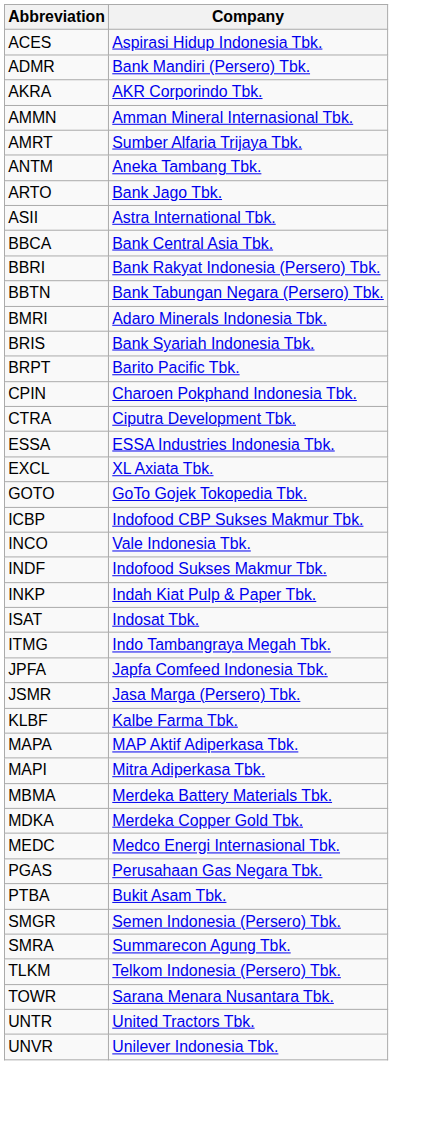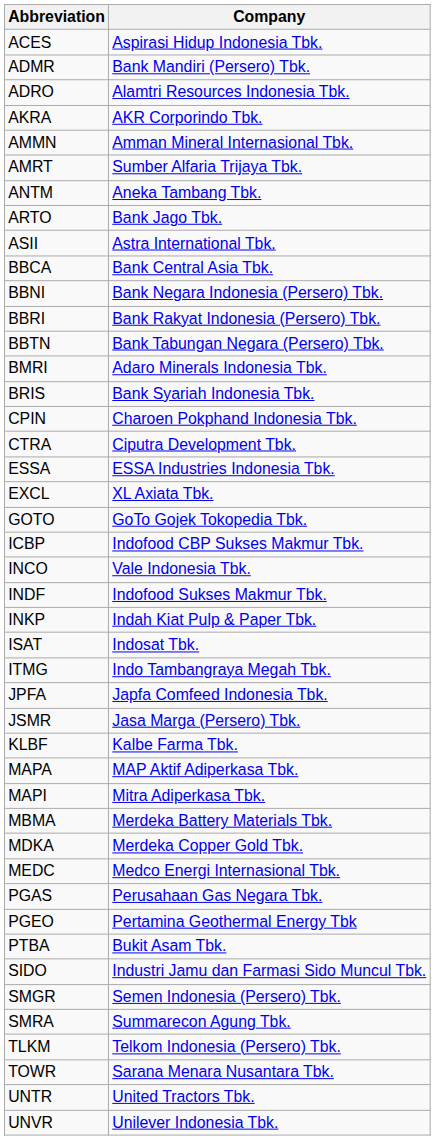+ row: (31, 92)
+ row: (27, 293)
- row: (29, 368)
+ row: (31, 921)
+ row: (28, 971)
